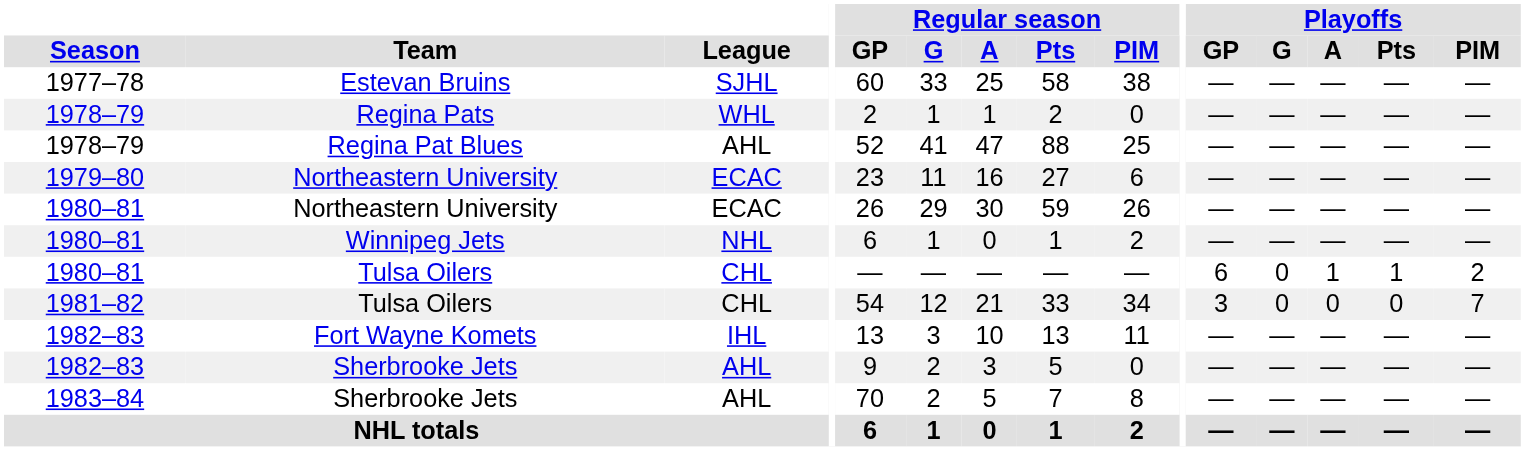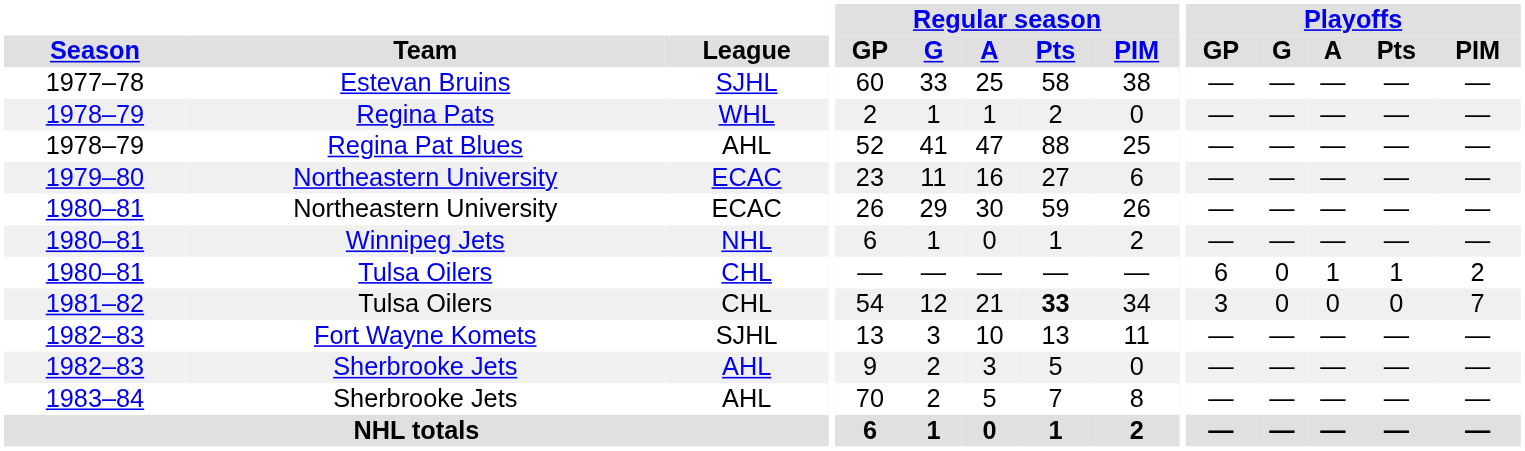(1056, 303) normal -> (1056, 303) bold
(747, 335) IHL -> (747, 335) SJHL
